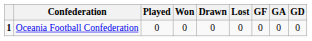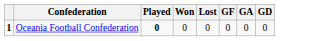- column: (213, 12)
(157, 28) normal -> (157, 28) bold
